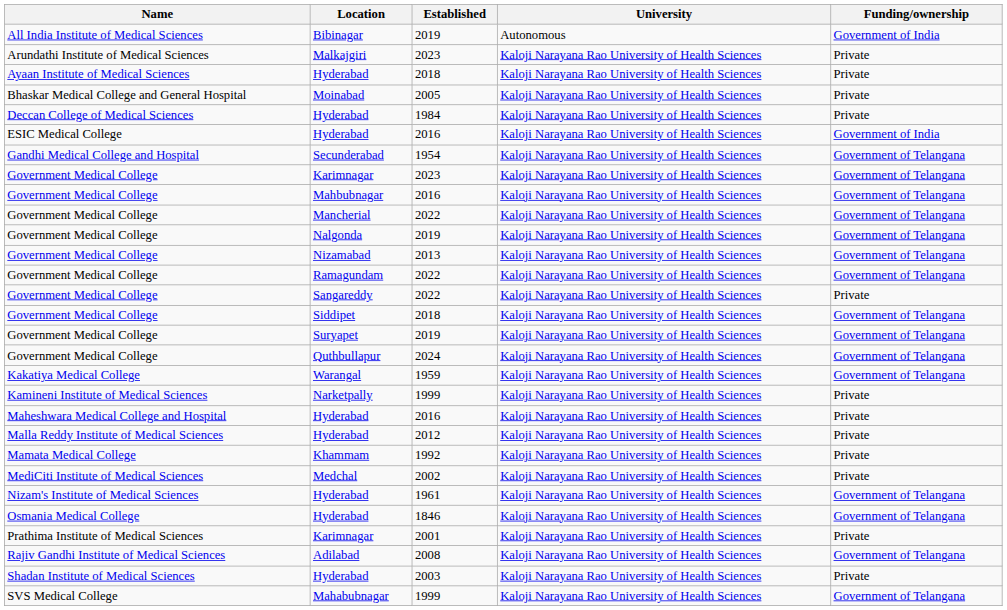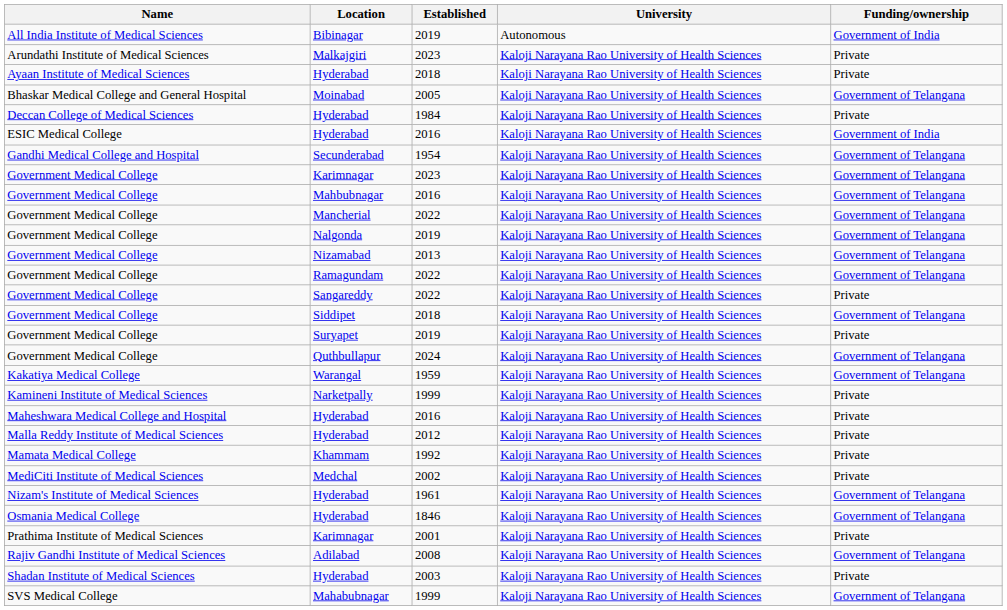(851, 94) Private -> (899, 94) Government of Telangana
(899, 335) Government of Telangana -> (851, 335) Private
